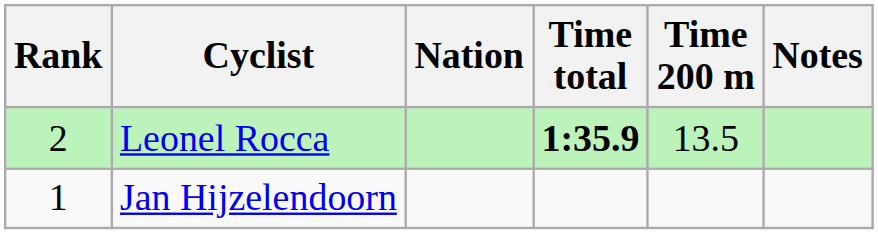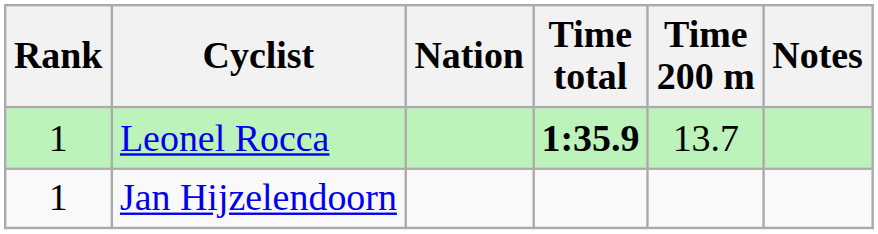(58, 137) 2 -> (58, 137) 1
(706, 137) 13.5 -> (706, 137) 13.7
